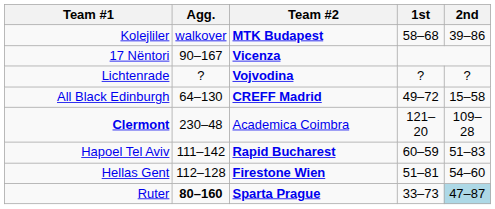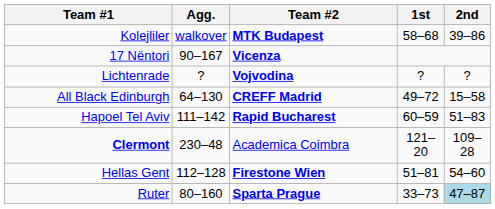rows swapped: (125, 152) <-> (141, 124)
(201, 193) bold -> (201, 193) normal
